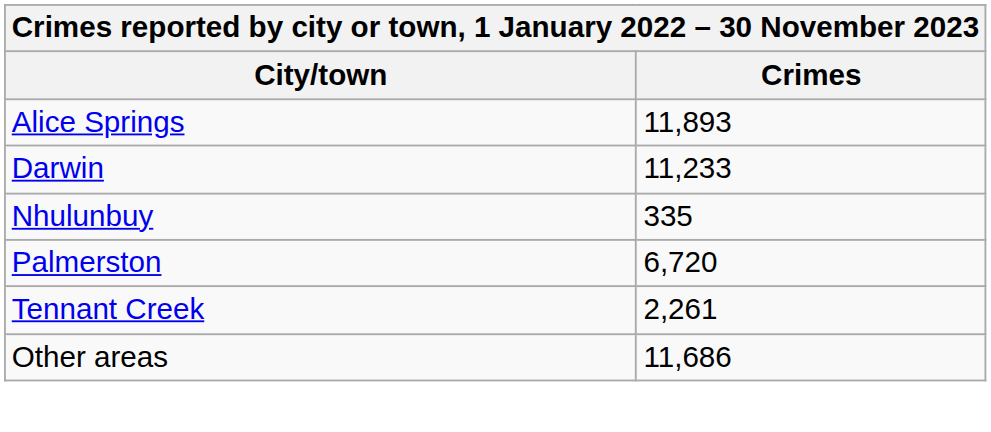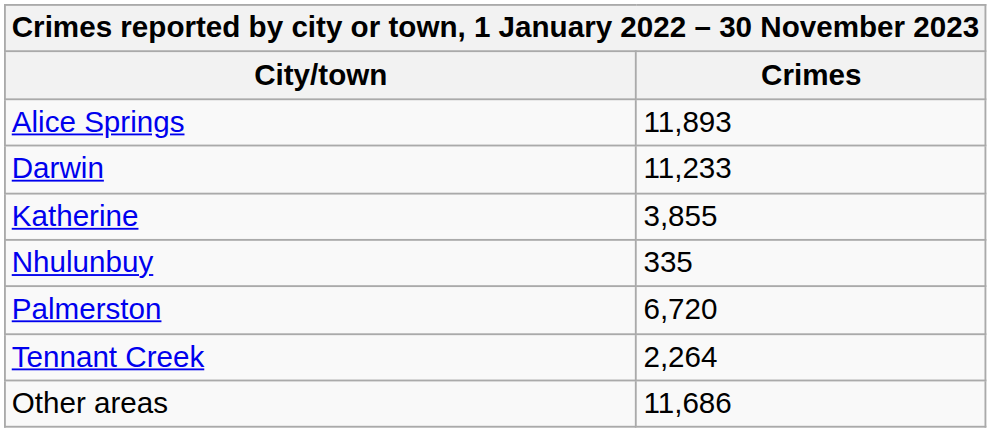+ row: (75, 215)
(680, 309) 2,261 -> (680, 356) 2,264
